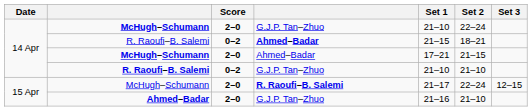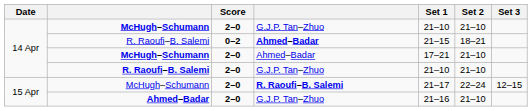(473, 27) 22–24 -> (473, 27) 21–10
(473, 56) 21–15 -> (473, 56) 21–10
(233, 70) 0–2 -> (233, 70) 2–0
